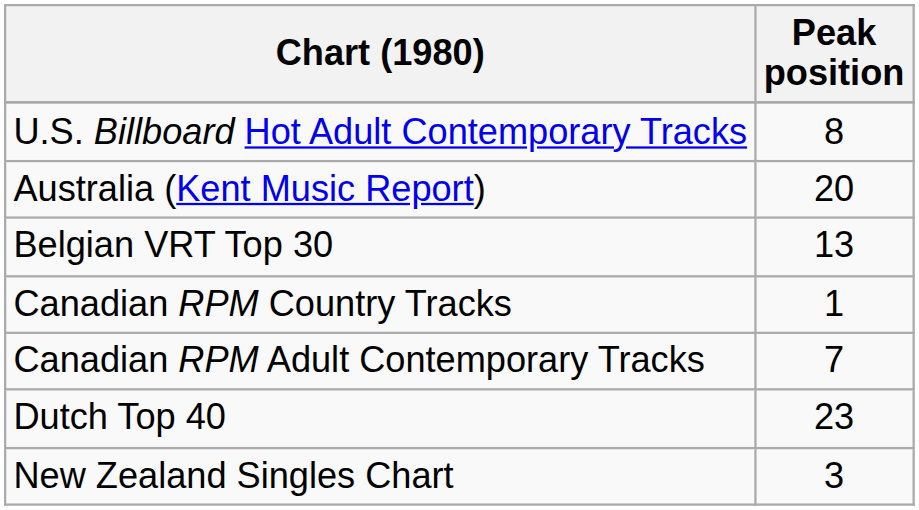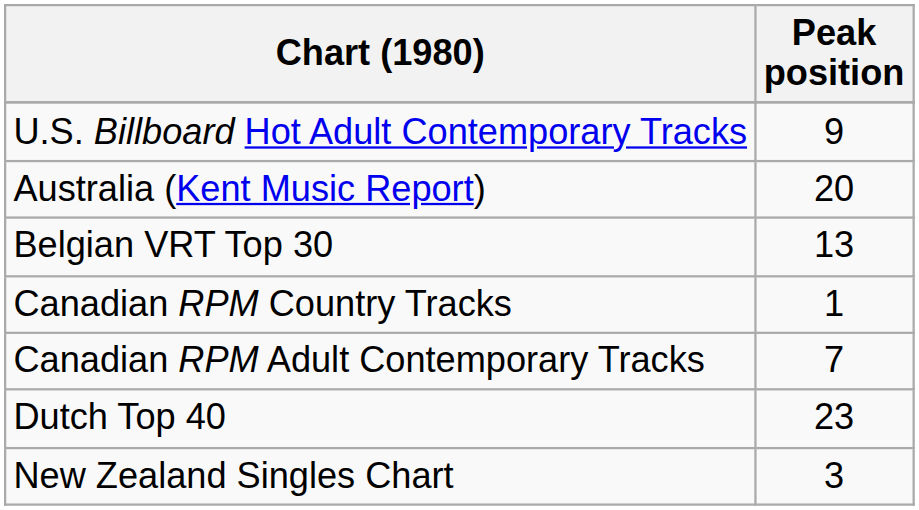(834, 131) 8 -> (834, 131) 9
